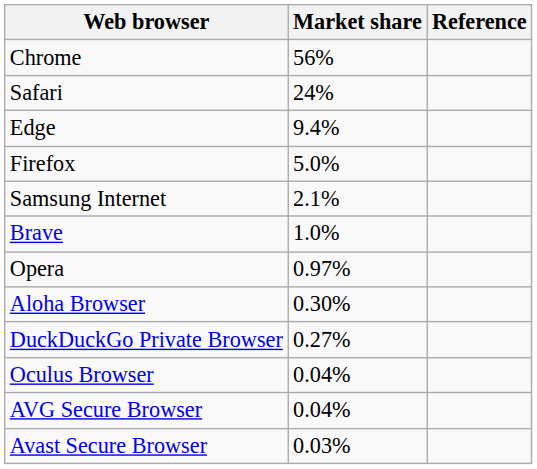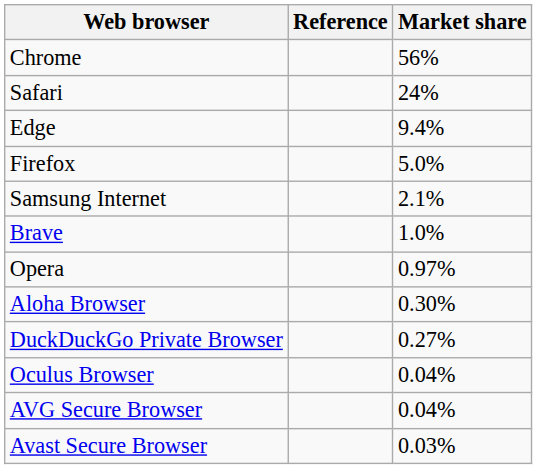columns swapped: (357, 22) <-> (479, 22)
